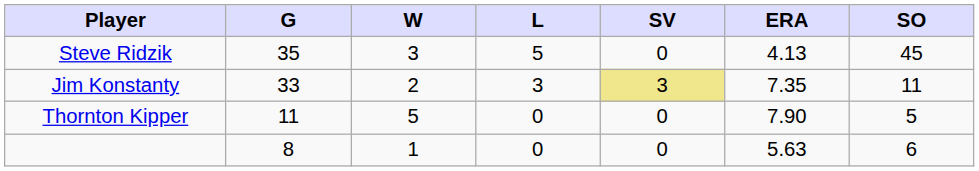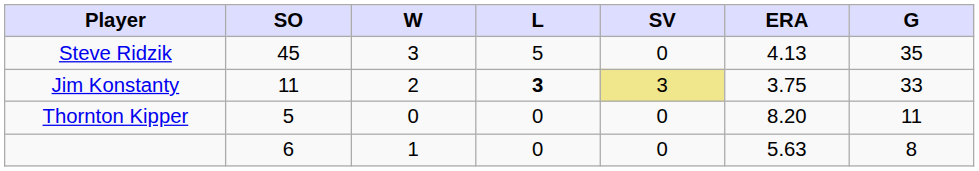columns swapped: (288, 20) <-> (912, 20)
(538, 85) normal -> (538, 85) bold
(787, 85) 7.35 -> (787, 85) 3.75
(413, 117) 5 -> (413, 117) 0
(787, 117) 7.90 -> (787, 117) 8.20
